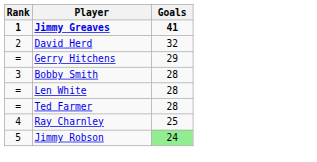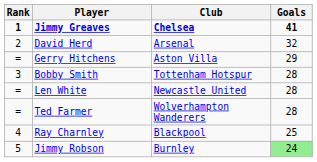+ column: (211, 12)
